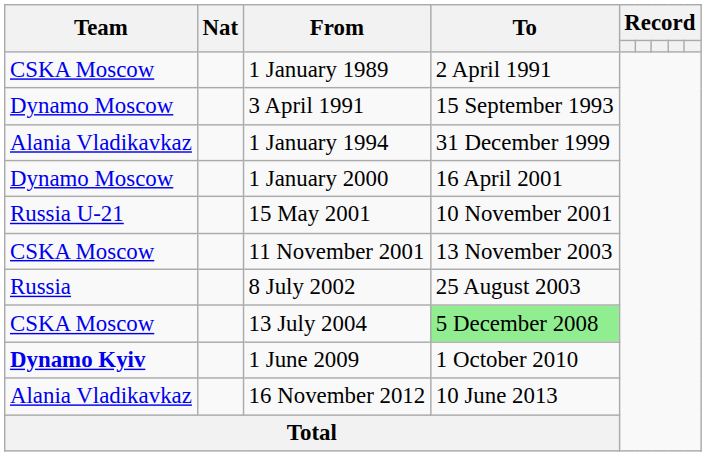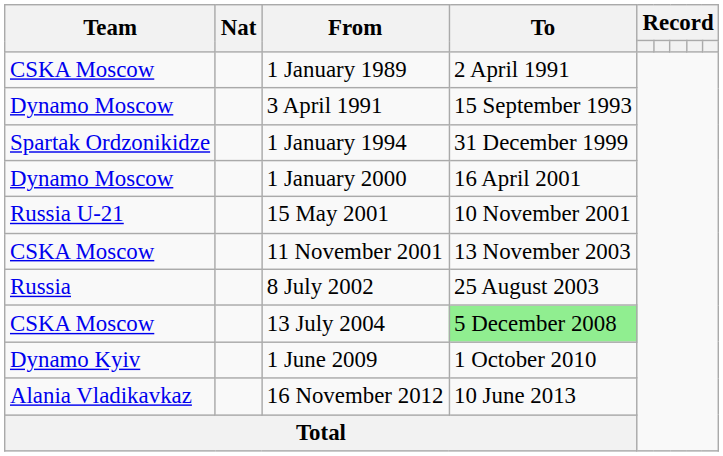(101, 142) Alania Vladikavkaz -> (110, 142) Spartak Ordzonikidze
(78, 359) bold -> (75, 359) normal
